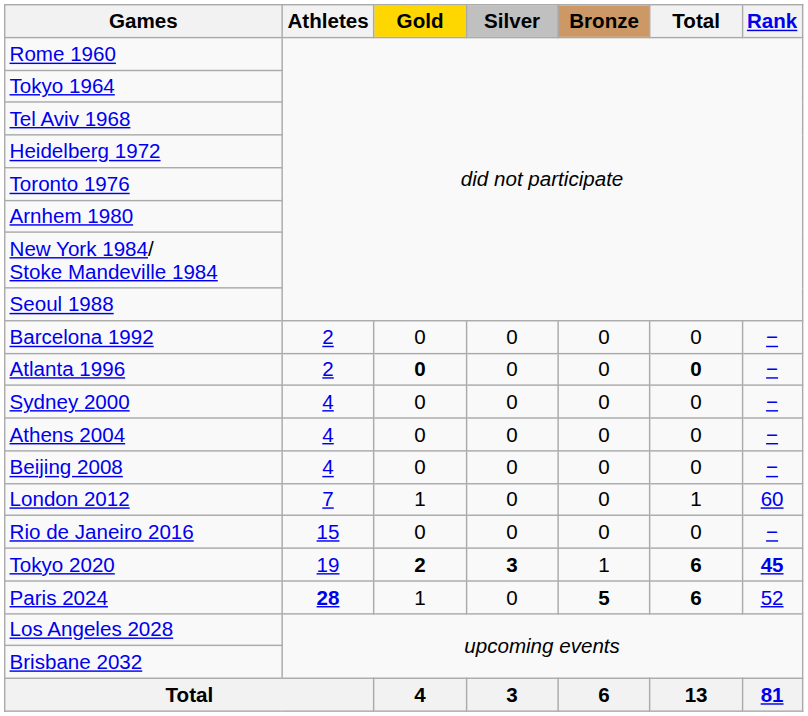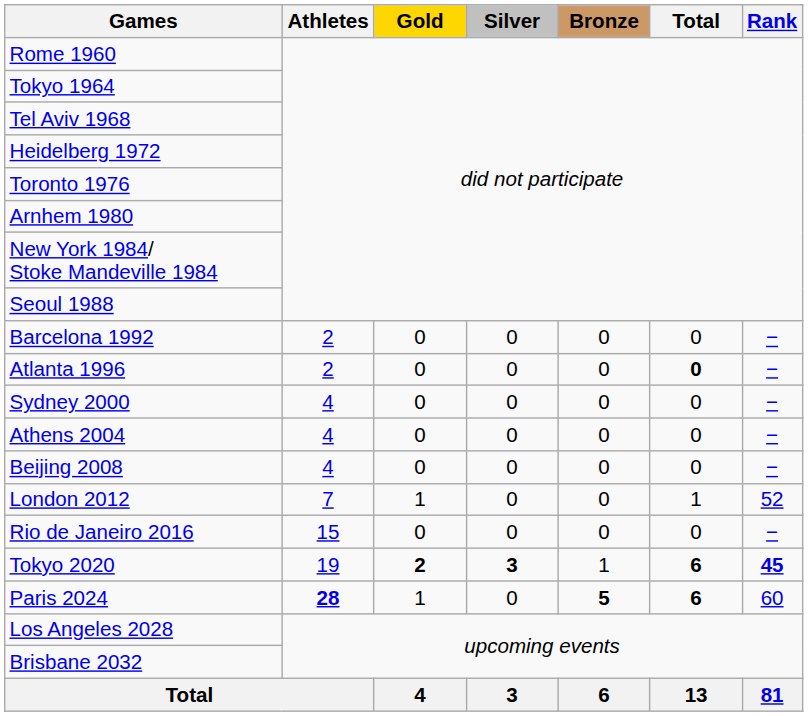(420, 370) bold -> (420, 370) normal
(772, 500) 60 -> (772, 500) 52
(772, 597) 52 -> (772, 597) 60
